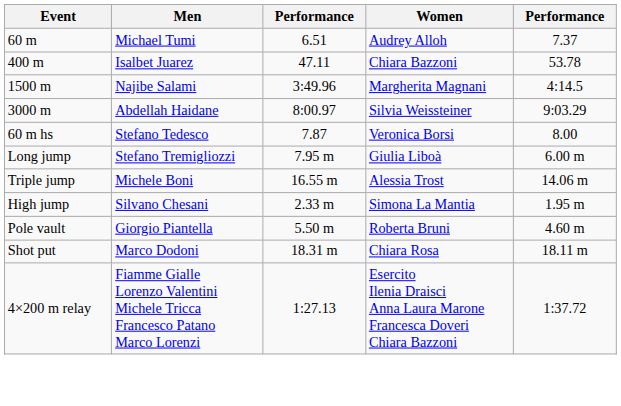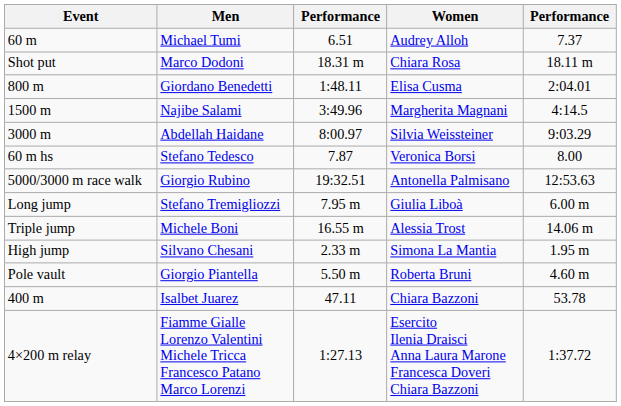rows swapped: (26, 63) <-> (32, 251)
+ row: (26, 87)
+ row: (75, 181)
